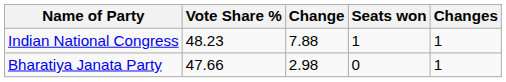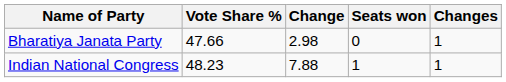rows swapped: (93, 40) <-> (85, 64)
